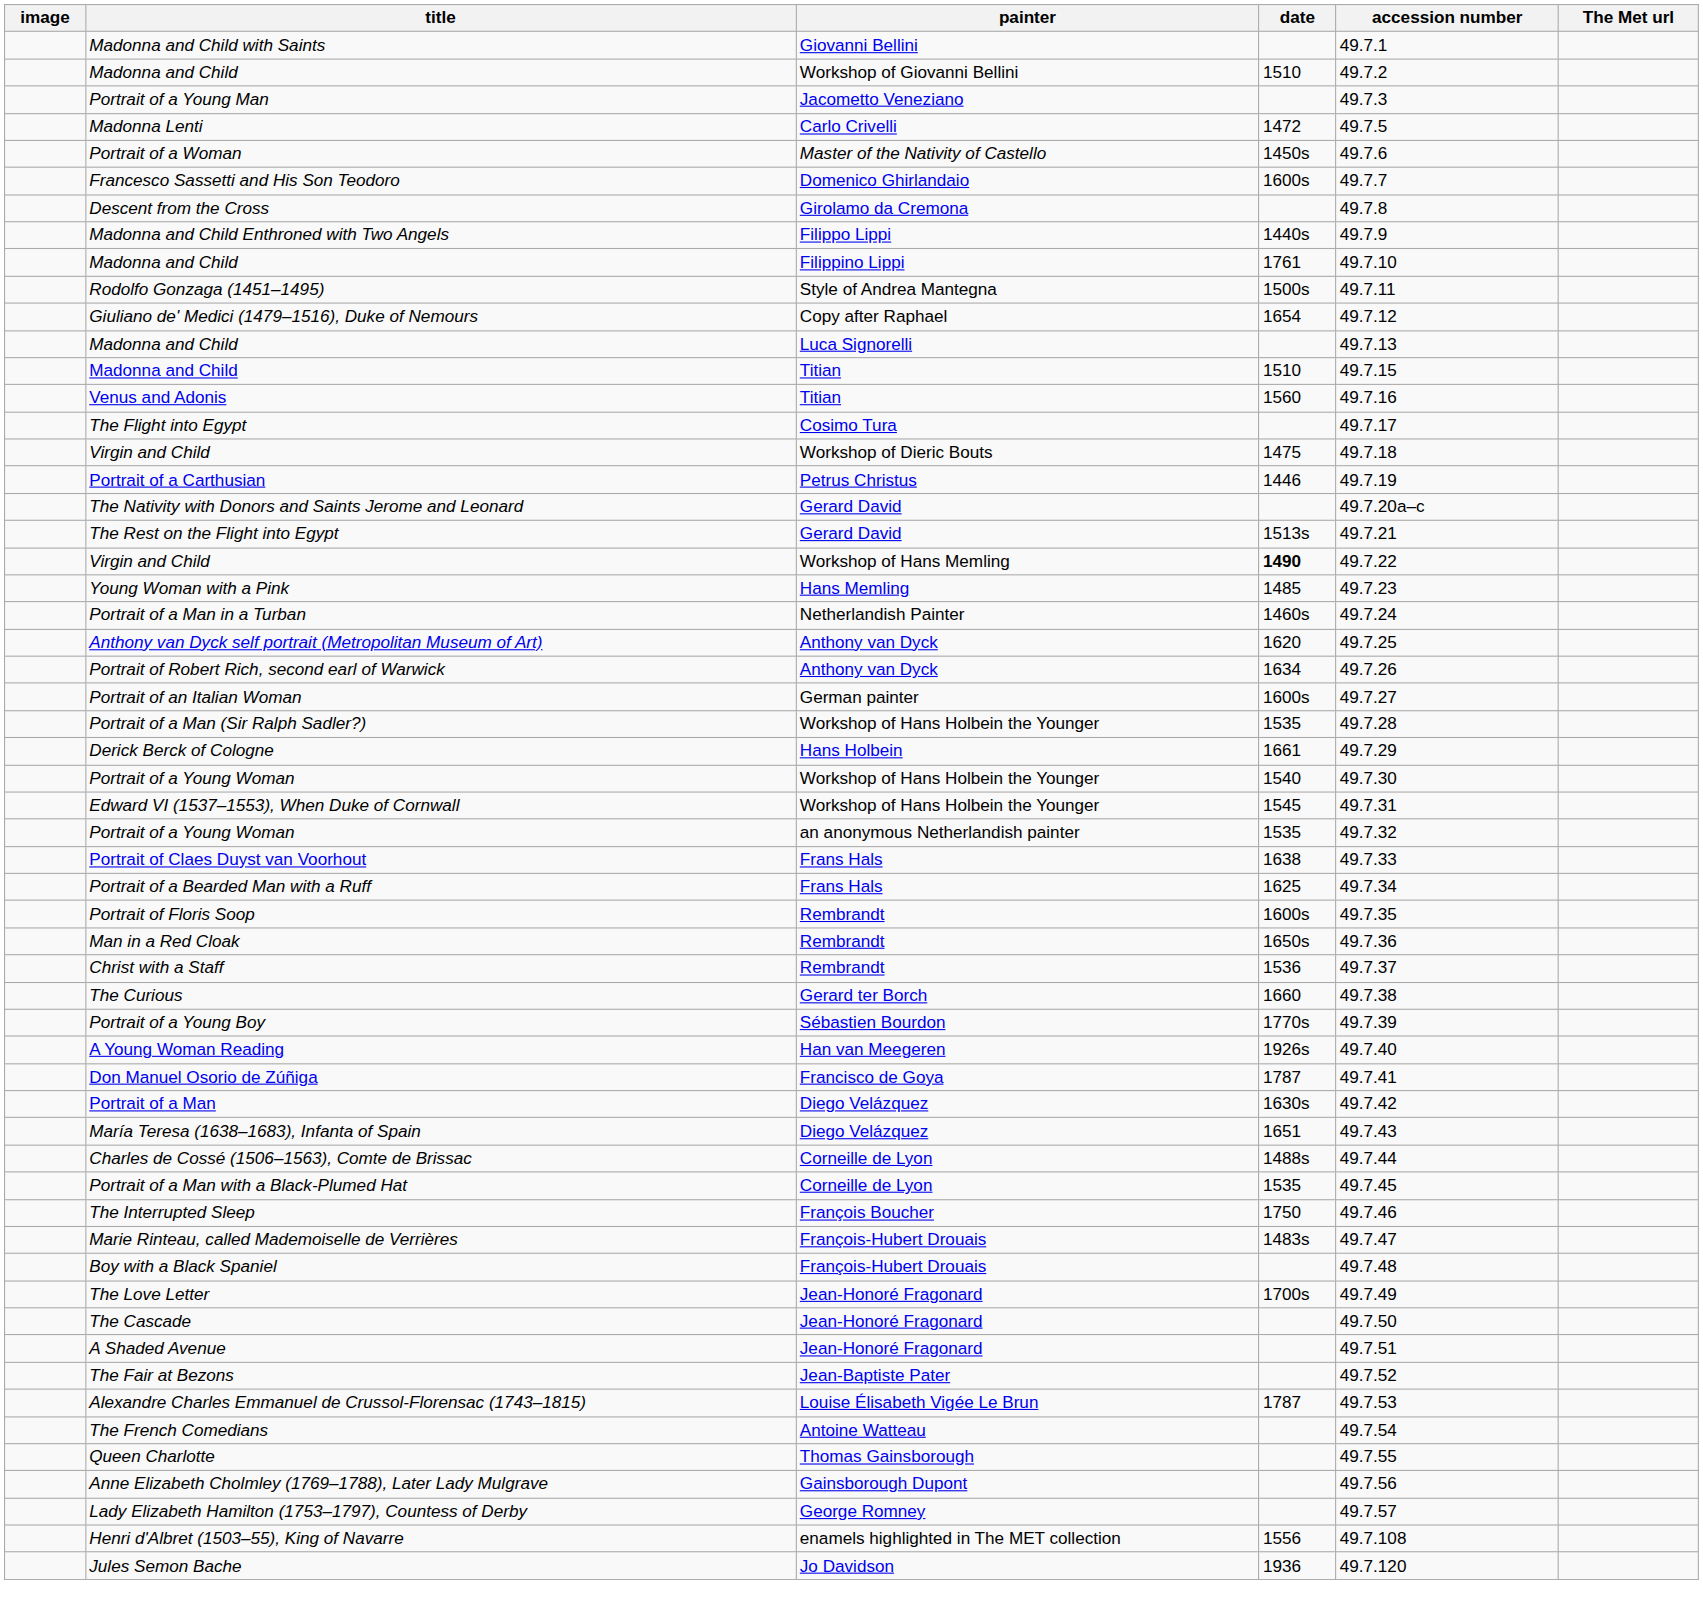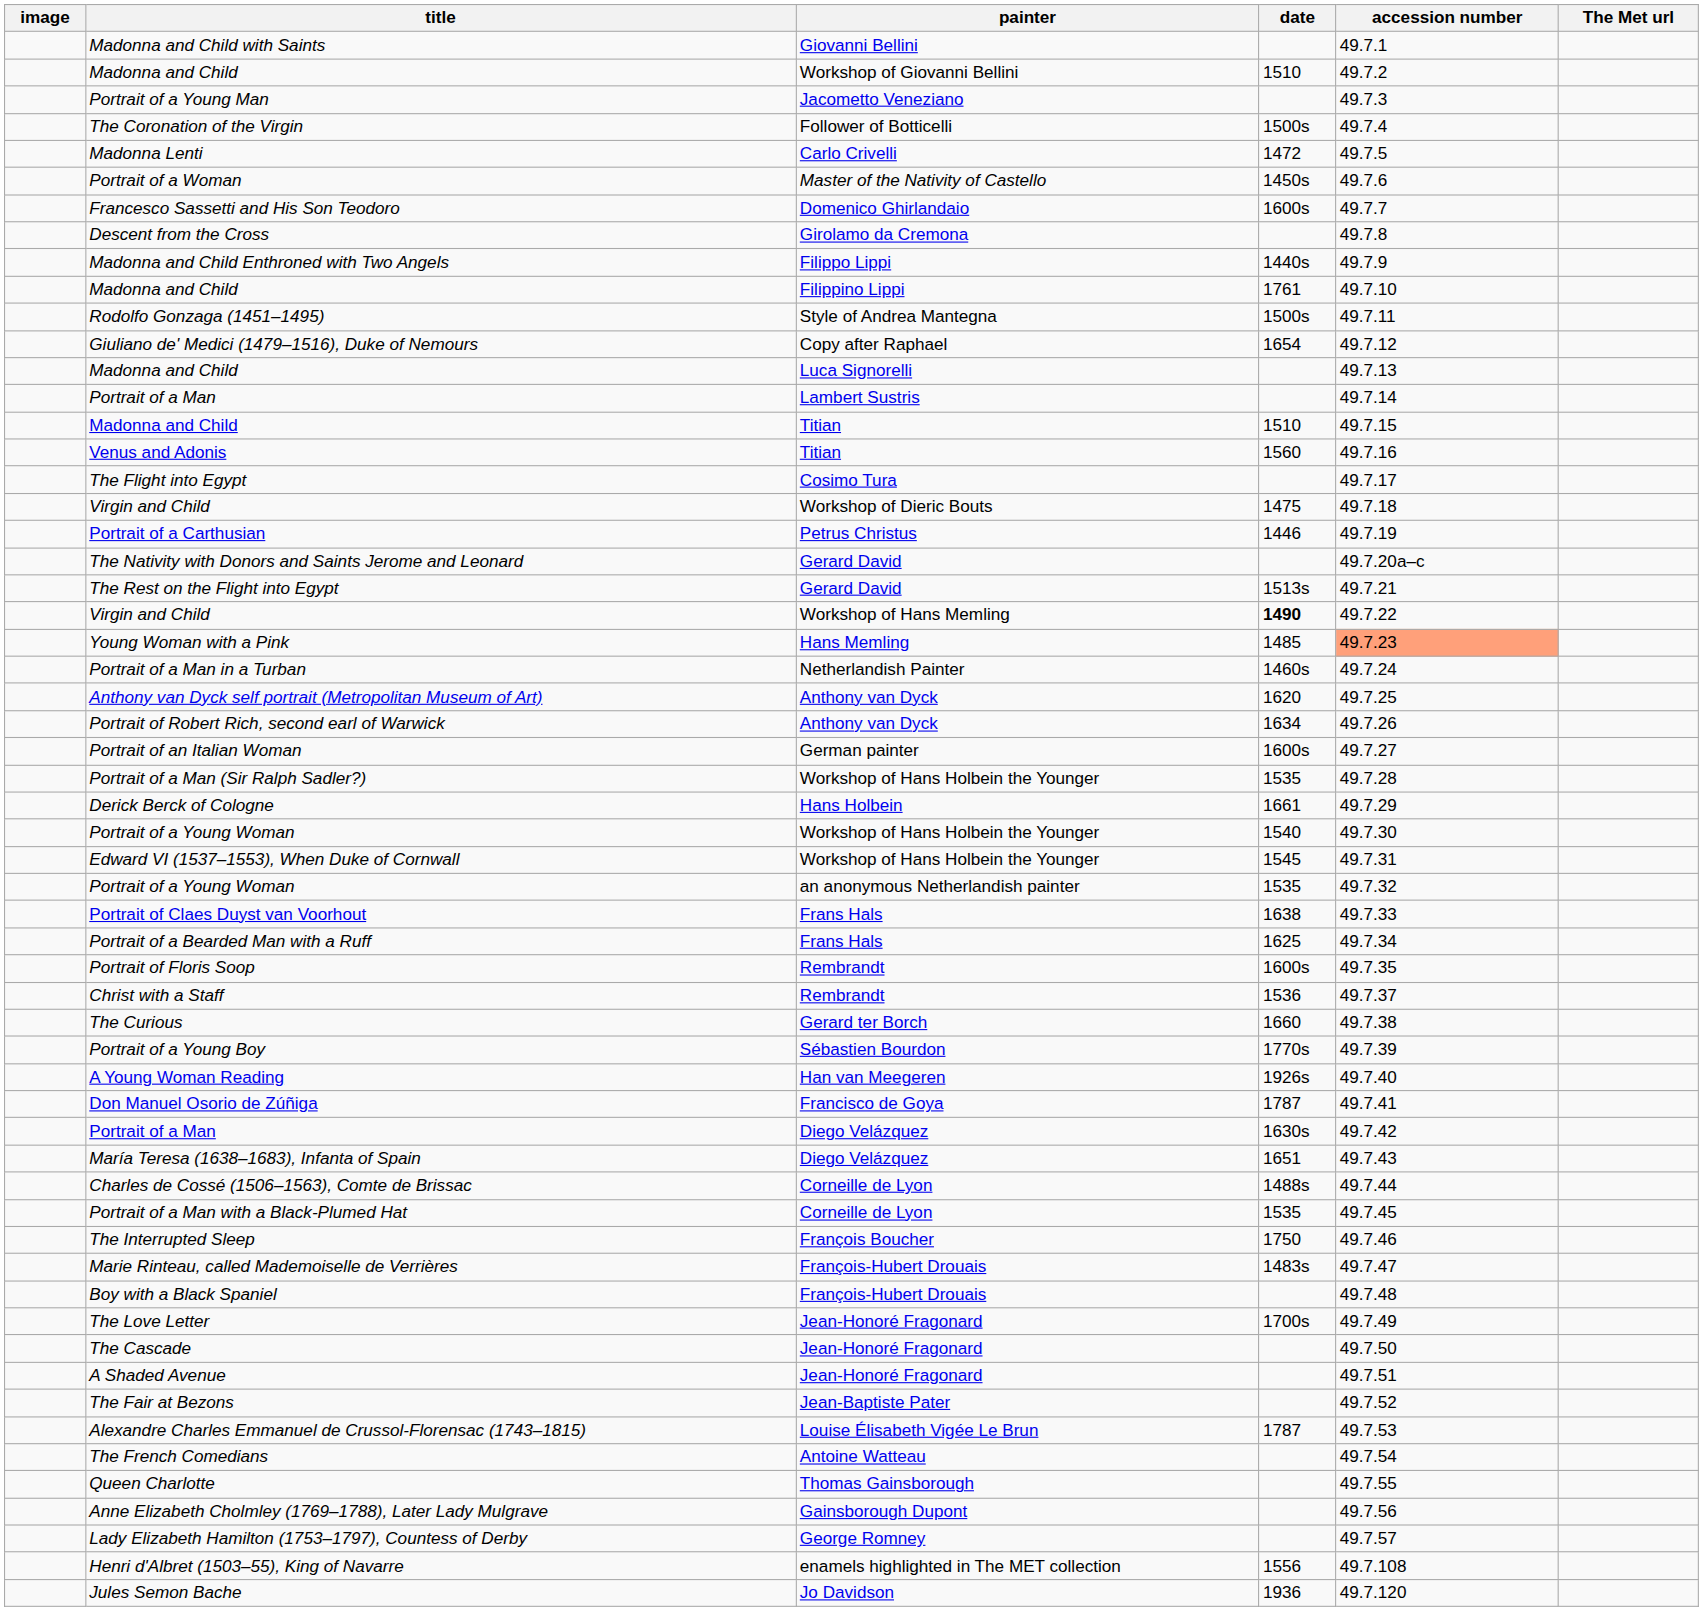+ row: (196, 126)
+ row: (153, 398)
(1368, 588) no background -> (1368, 642) lightsalmon background
- row: (164, 941)
